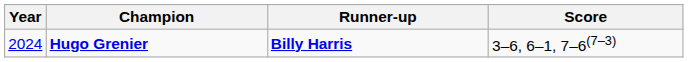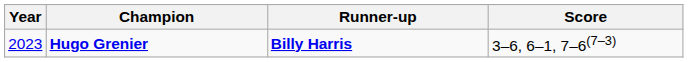(25, 43) 2024 -> (25, 43) 2023
